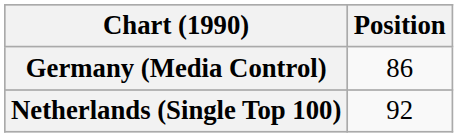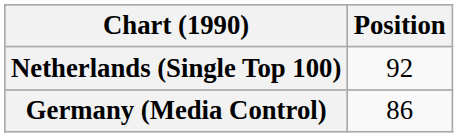rows swapped: (176, 68) <-> (176, 110)
